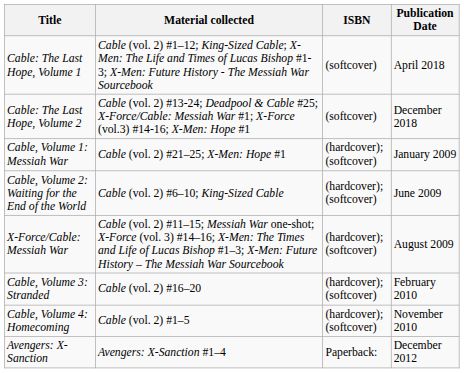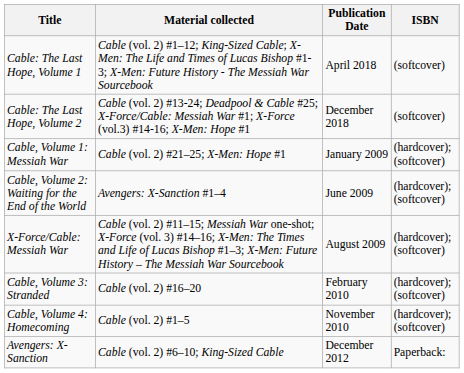columns swapped: (425, 20) <-> (357, 20)
(191, 192) Cable (vol. 2) #6–10; King-Sized Cable -> (162, 192) Avengers: X-Sanction #1–4
(162, 352) Avengers: X-Sanction #1–4 -> (191, 352) Cable (vol. 2) #6–10; King-Sized Cable
